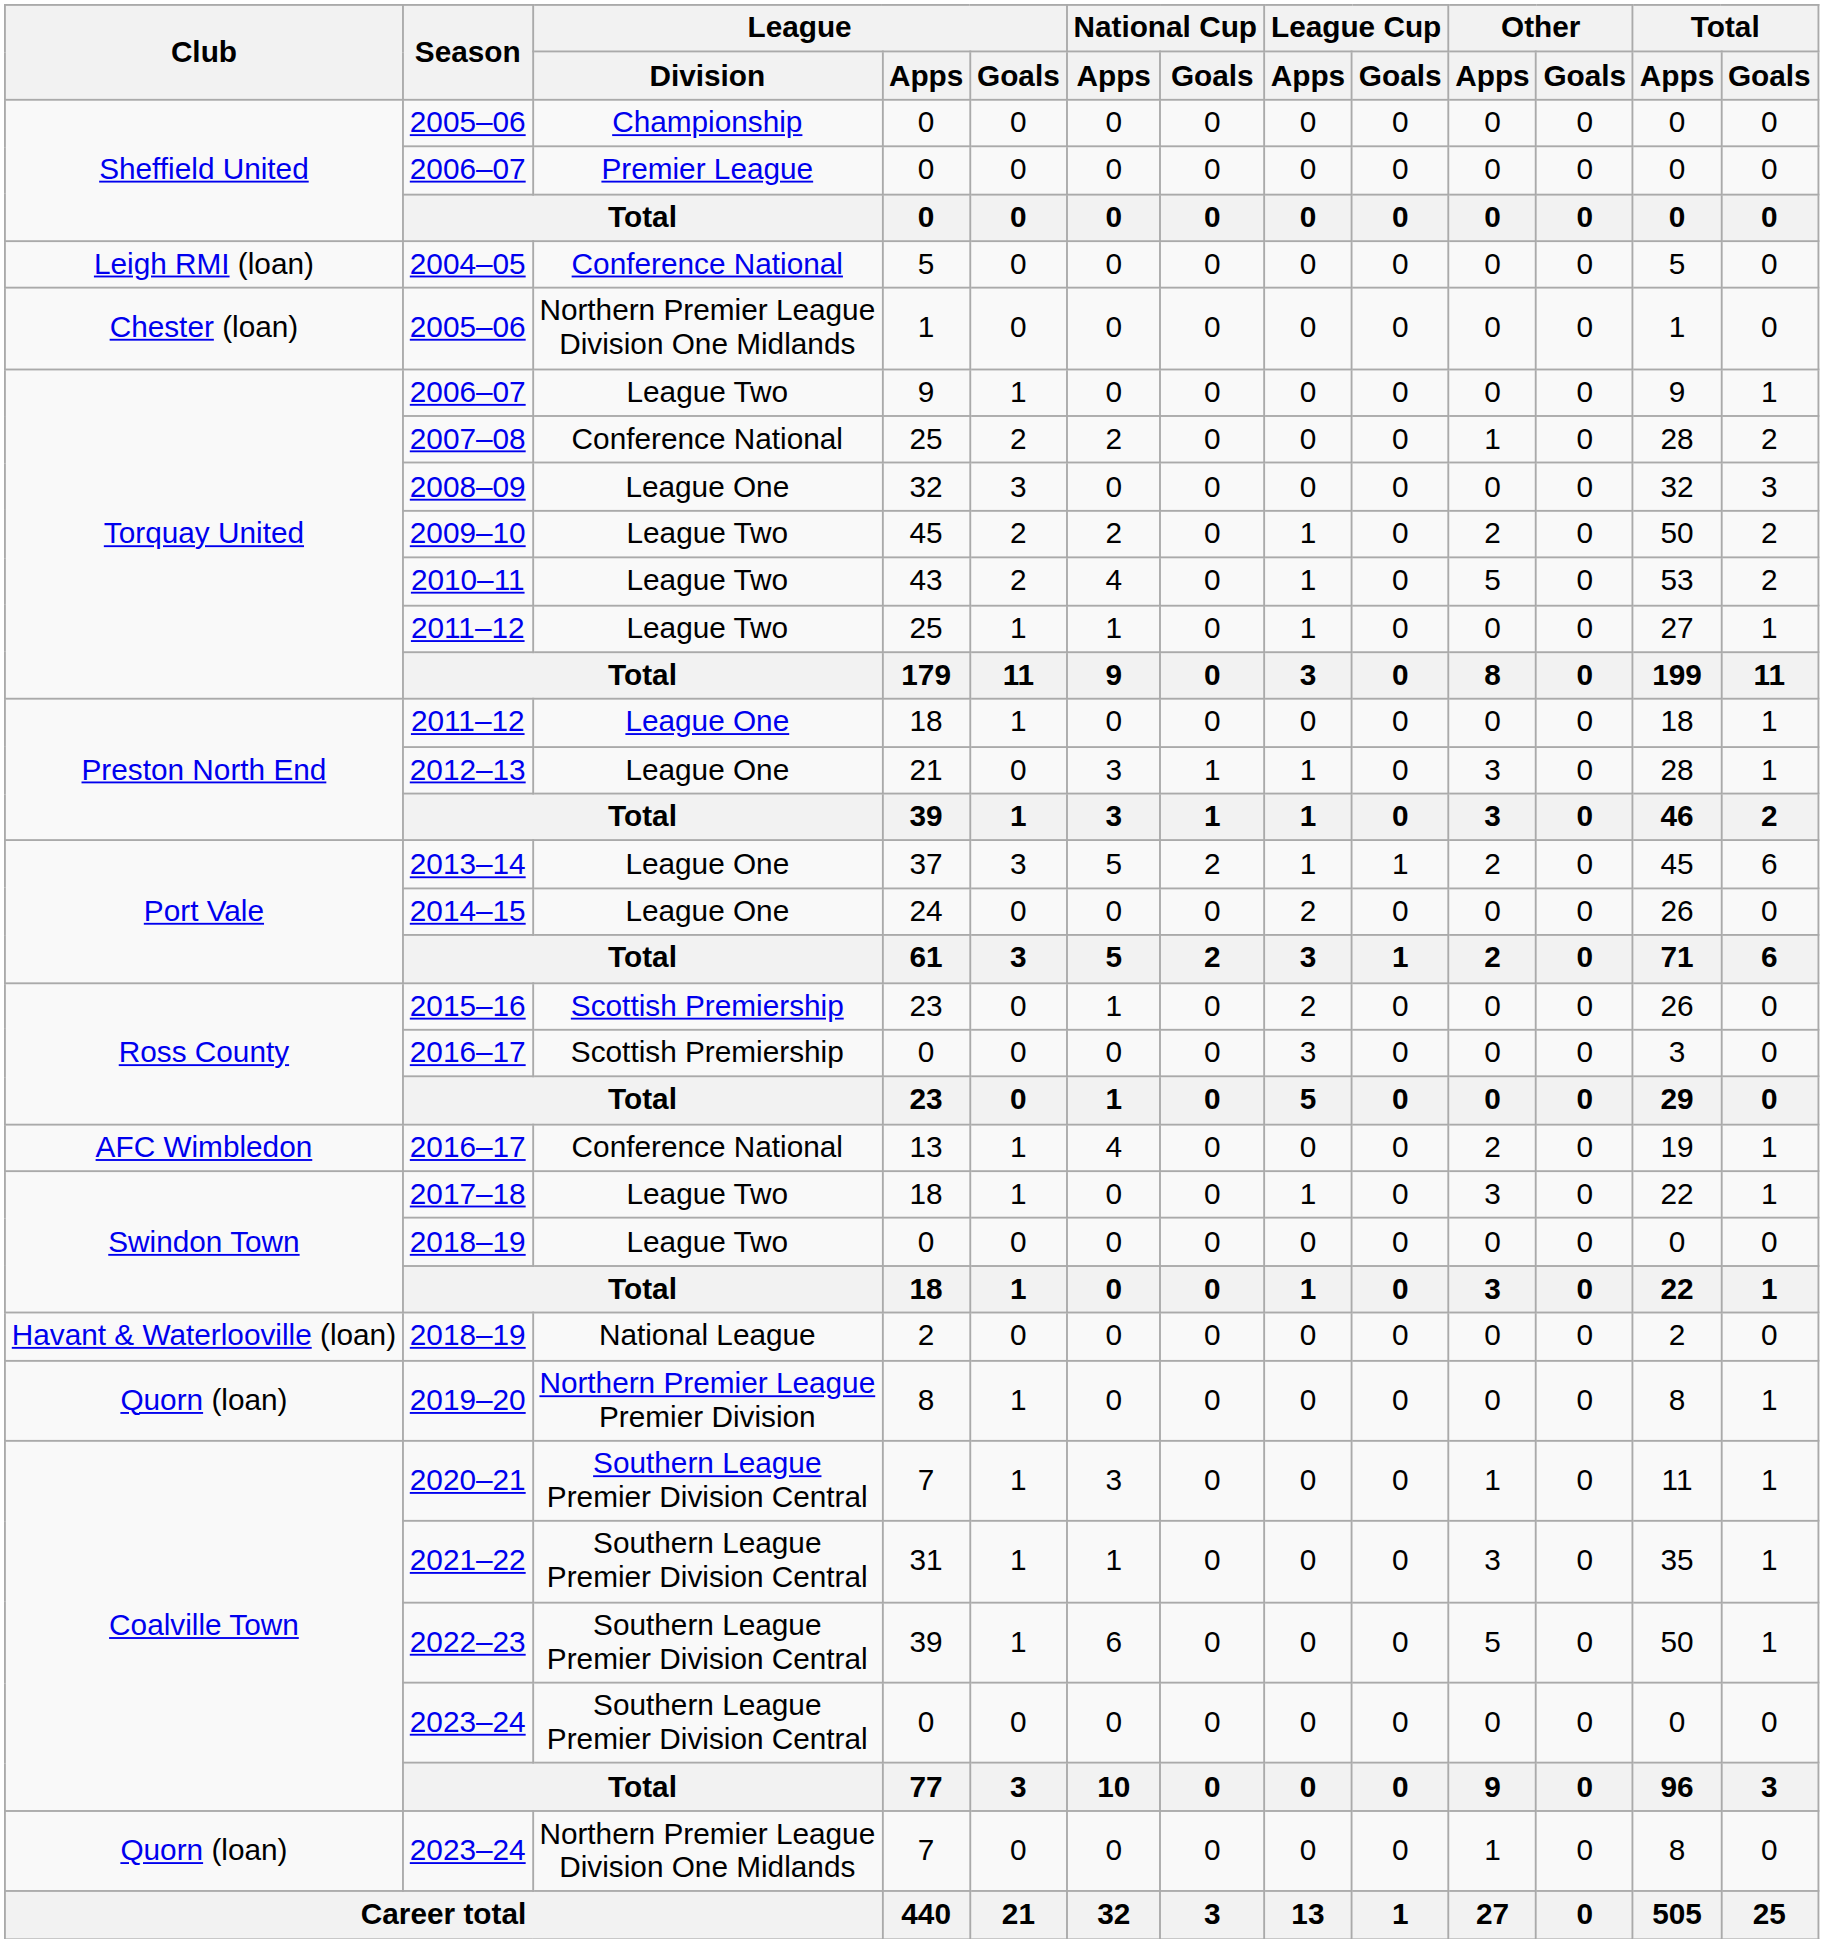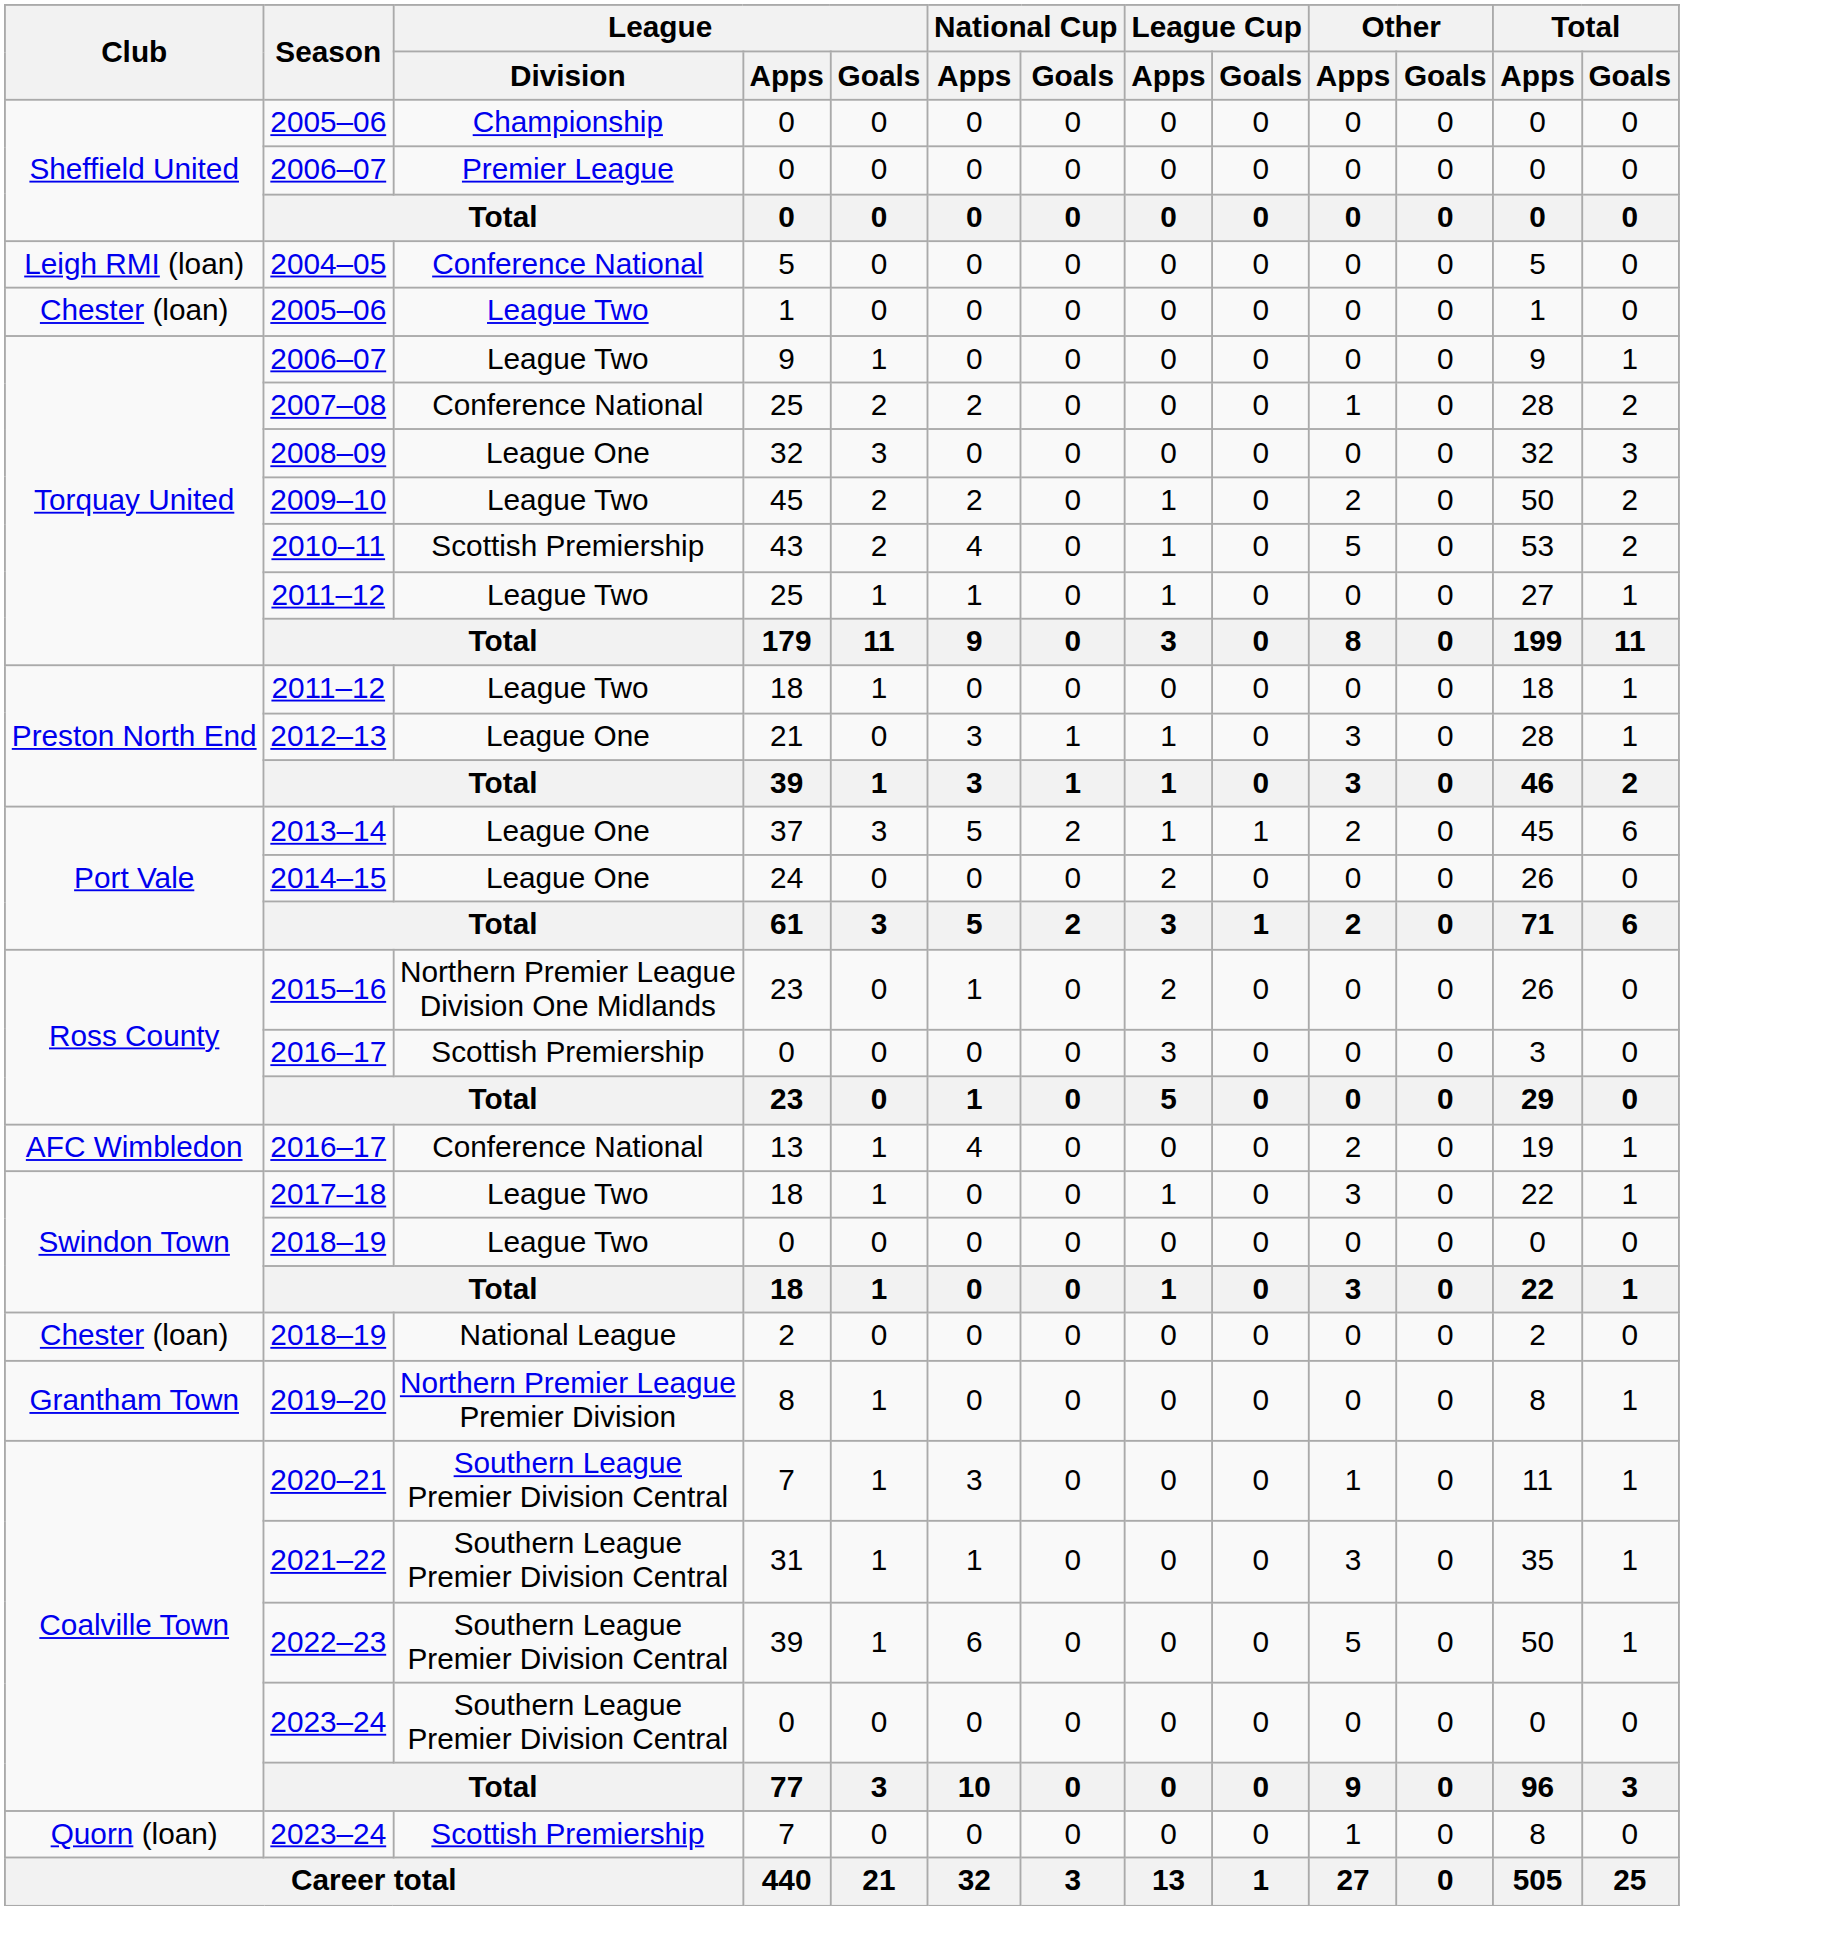(707, 328) Northern Premier League Division One Midlands -> (568, 311) League Two
(707, 580) League Two -> (568, 547) Scottish Premiership
(707, 722) League One -> (568, 688) League Two
(707, 1005) Scottish Premiership -> (568, 988) Northern Premier League Division One Midlands
(204, 1335) Havant & Waterlooville (loan) -> (134, 1335) Chester (loan)
(204, 1399) Quorn (loan) -> (134, 1399) Grantham Town
(707, 1850) Northern Premier League Division One Midlands -> (568, 1833) Scottish Premiership
